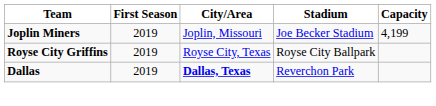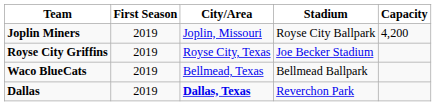(325, 33) Joe Becker Stadium -> (326, 33) Royse City Ballpark
(395, 33) 4,199 -> (395, 33) 4,200
(326, 52) Royse City Ballpark -> (325, 52) Joe Becker Stadium
+ row: (47, 71)
